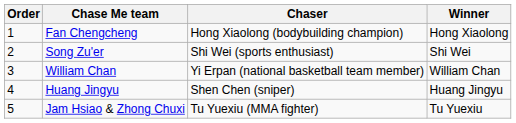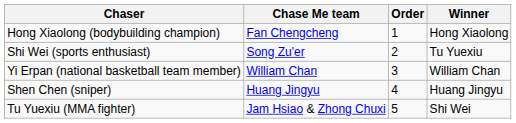columns swapped: (24, 14) <-> (307, 14)
(450, 52) Shi Wei -> (456, 52) Tu Yuexiu
(456, 109) Tu Yuexiu -> (450, 109) Shi Wei
